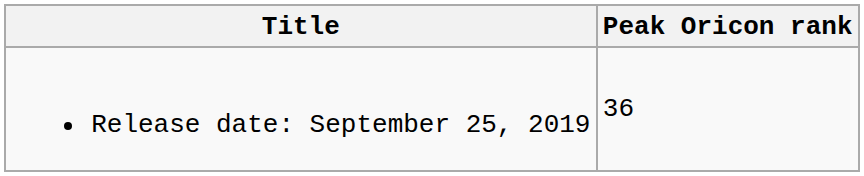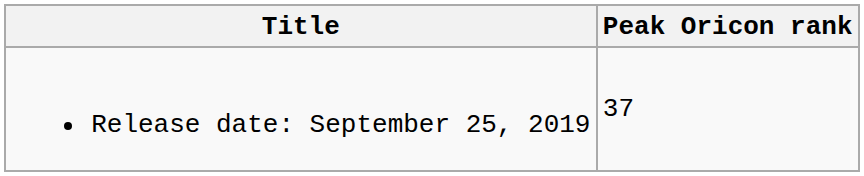(618, 110) 36 -> (618, 110) 37
